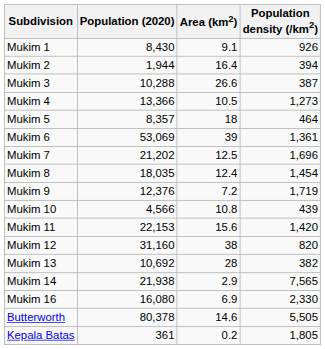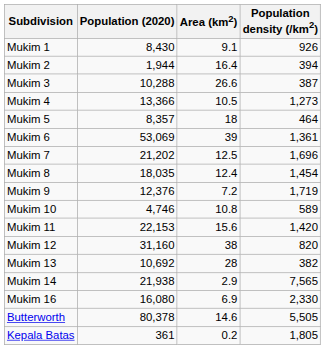(160, 209) 4,566 -> (160, 209) 4,746
(308, 209) 439 -> (308, 209) 589
